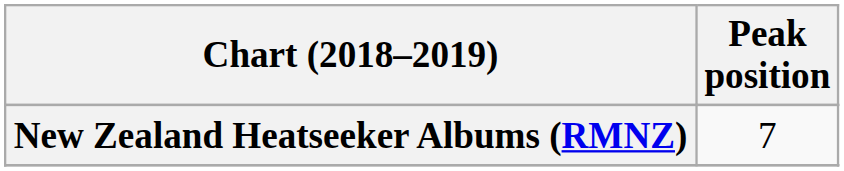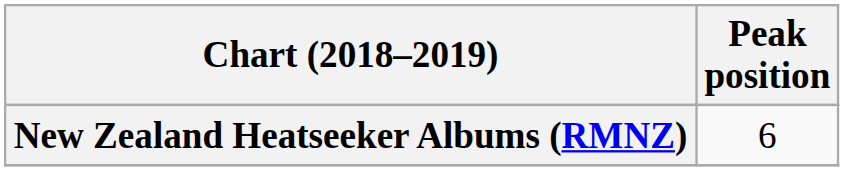(767, 134) 7 -> (767, 134) 6
